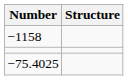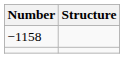- row: (33, 63)
